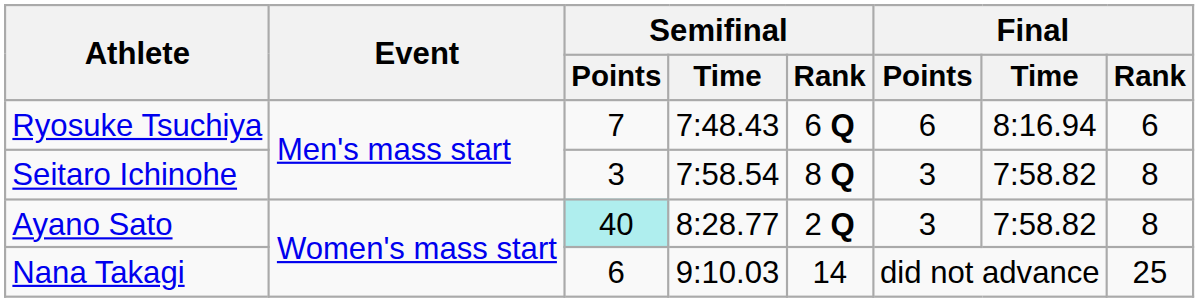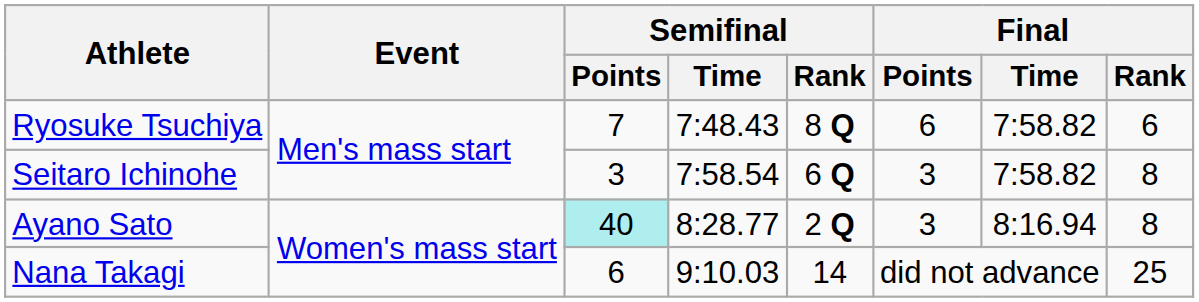(830, 126) 6 Q -> (830, 126) 8 Q
(1045, 126) 8:16.94 -> (1045, 126) 7:58.82
(830, 175) 8 Q -> (830, 175) 6 Q
(1045, 224) 7:58.82 -> (1045, 224) 8:16.94
